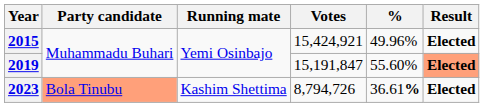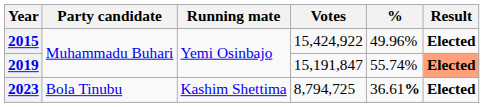(328, 41) 15,424,921 -> (328, 41) 15,424,922
(394, 65) 55.60% -> (394, 65) 55.74%
(84, 89) lightsalmon background -> (84, 89) no background
(324, 89) 8,794,726 -> (324, 89) 8,794,725
